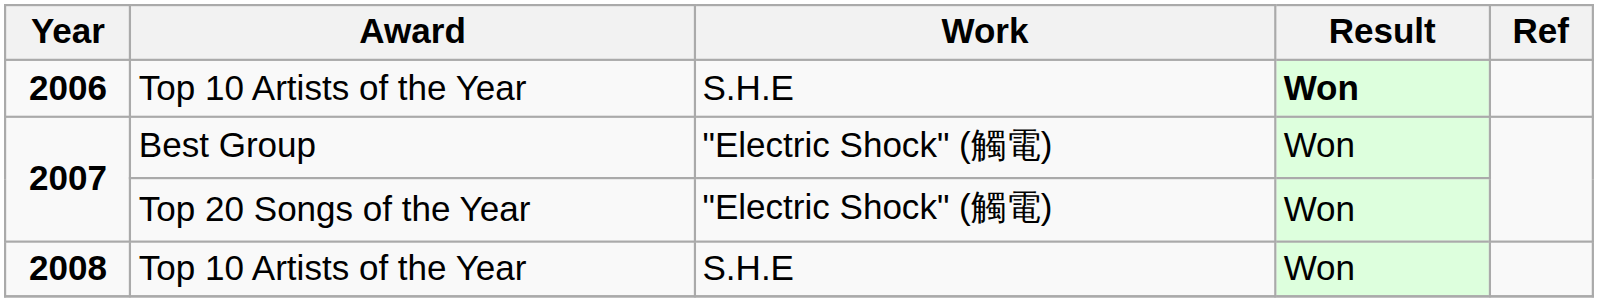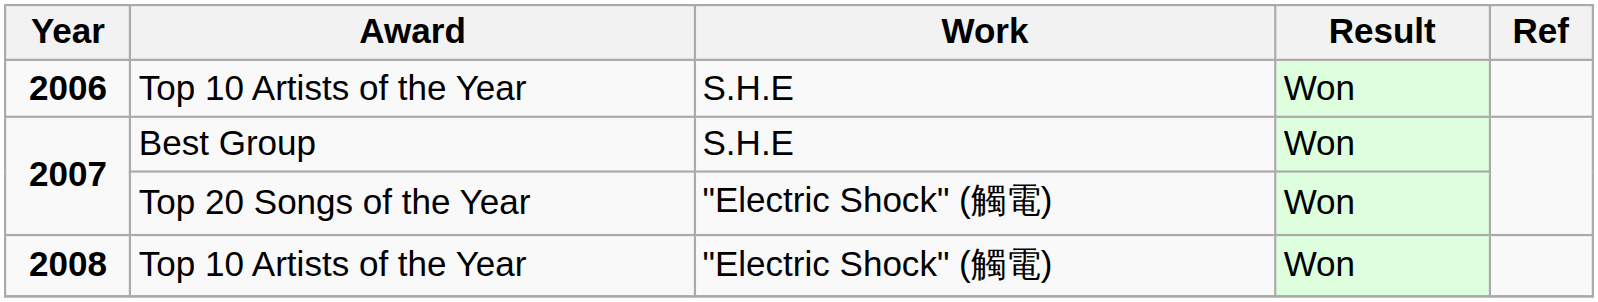(1382, 88) bold -> (1382, 88) normal
(877, 145) "Electric Shock" (觸電) -> (748, 143) S.H.E
(748, 267) S.H.E -> (877, 263) "Electric Shock" (觸電)
